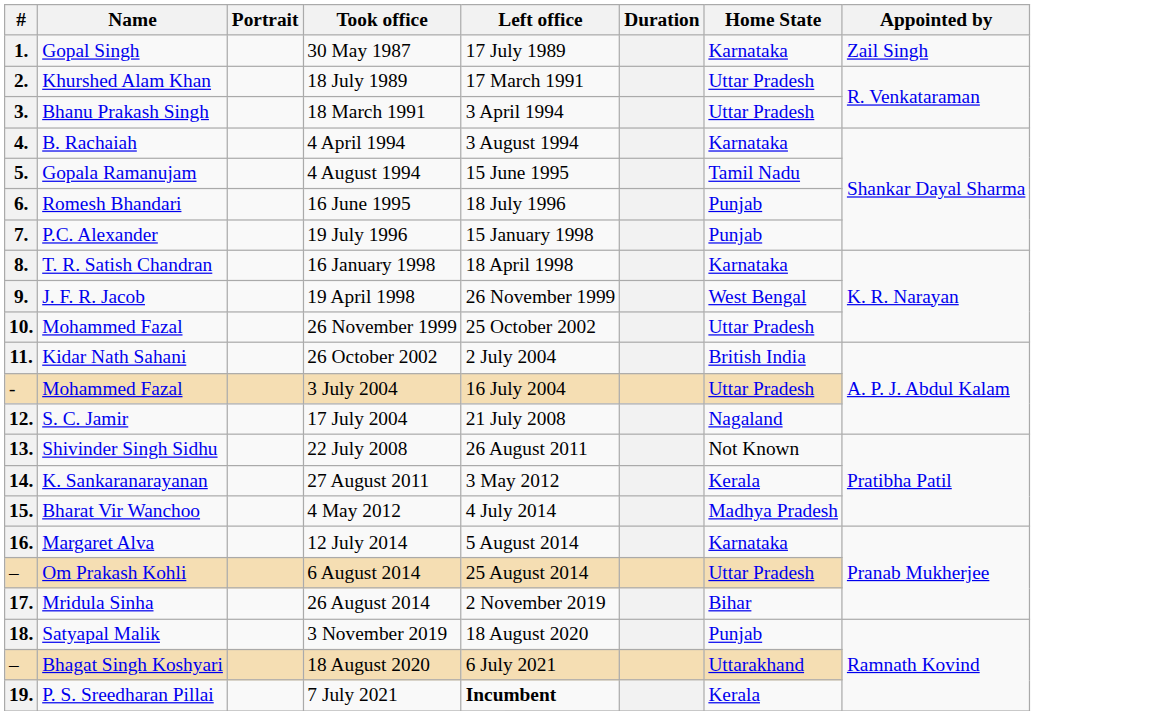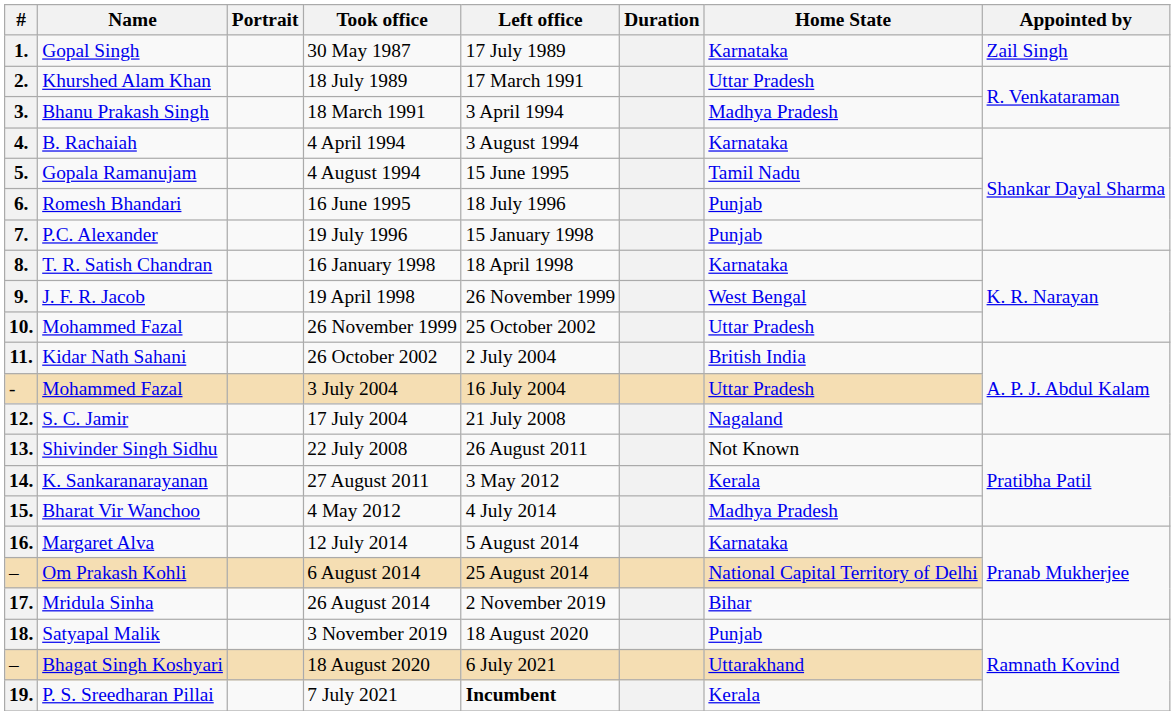(761, 111) Uttar Pradesh -> (773, 111) Madhya Pradesh
(761, 572) Uttar Pradesh -> (843, 572) National Capital Territory of Delhi
